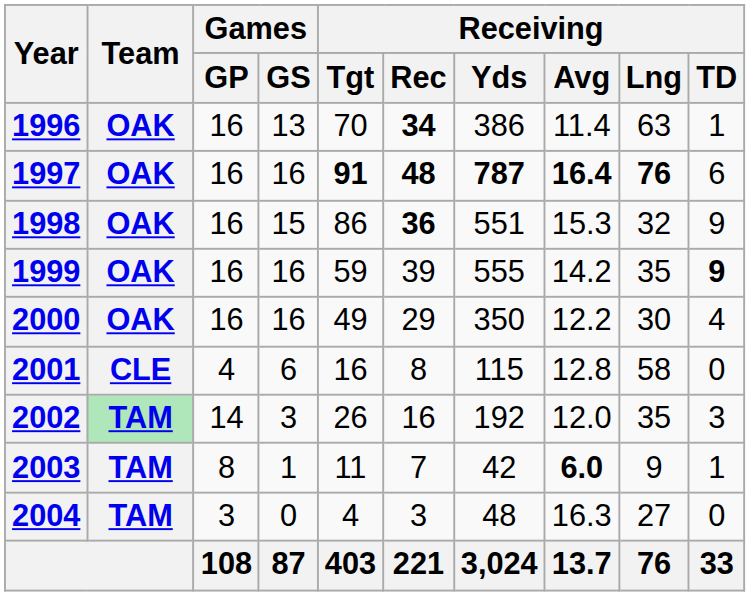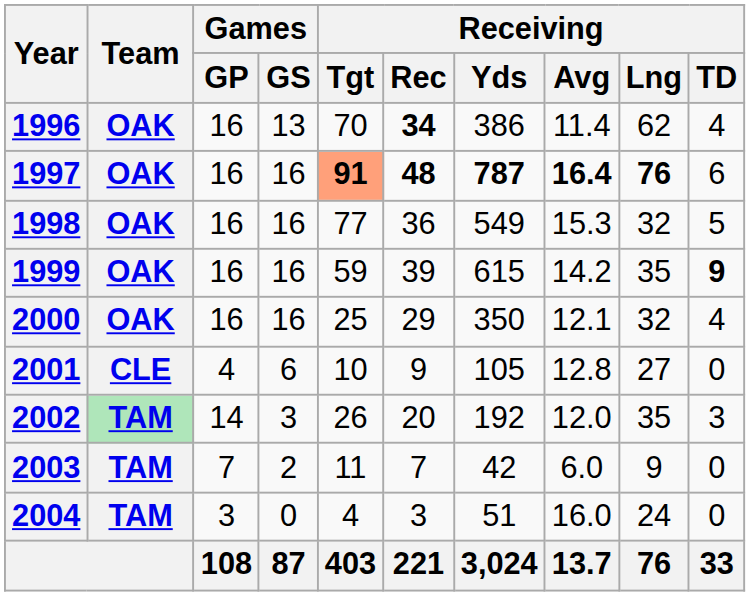(654, 126) 63 -> (654, 126) 62
(717, 126) 1 -> (717, 126) 4
(350, 175) no background -> (350, 175) lightsalmon background
(288, 223) 15 -> (288, 223) 16
(350, 223) 86 -> (350, 223) 77
(418, 223) bold -> (418, 223) normal
(499, 223) 551 -> (499, 223) 549
(717, 223) 9 -> (717, 223) 5
(499, 272) 555 -> (499, 272) 615
(350, 321) 49 -> (350, 321) 25
(582, 321) 12.2 -> (582, 321) 12.1
(654, 321) 30 -> (654, 321) 32
(350, 369) 16 -> (350, 369) 10
(418, 369) 8 -> (418, 369) 9
(499, 369) 115 -> (499, 369) 105
(654, 369) 58 -> (654, 369) 27
(418, 418) 16 -> (418, 418) 20
(226, 467) 8 -> (226, 467) 7
(288, 467) 1 -> (288, 467) 2
(582, 467) bold -> (582, 467) normal
(717, 467) 1 -> (717, 467) 0
(499, 516) 48 -> (499, 516) 51
(582, 516) 16.3 -> (582, 516) 16.0
(654, 516) 27 -> (654, 516) 24
